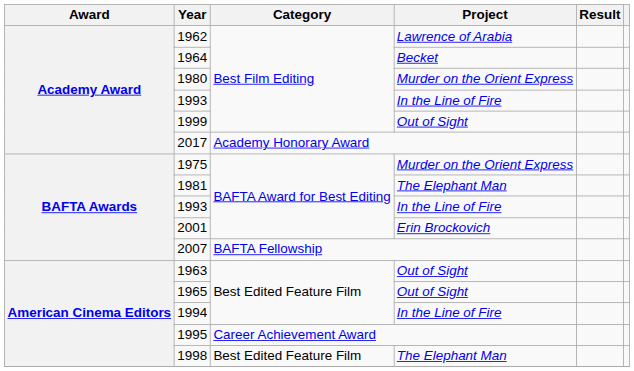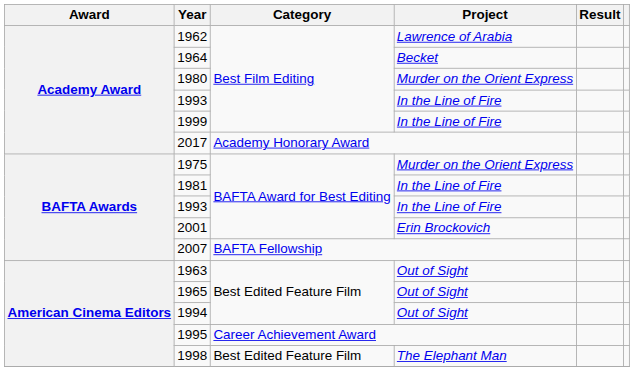(432, 121) Out of Sight -> (449, 121) In the Line of Fire
(452, 185) The Elephant Man -> (449, 185) In the Line of Fire
(449, 313) In the Line of Fire -> (432, 313) Out of Sight
